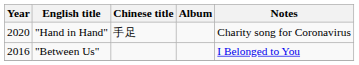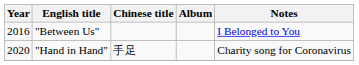rows swapped: (67, 51) <-> (71, 32)
